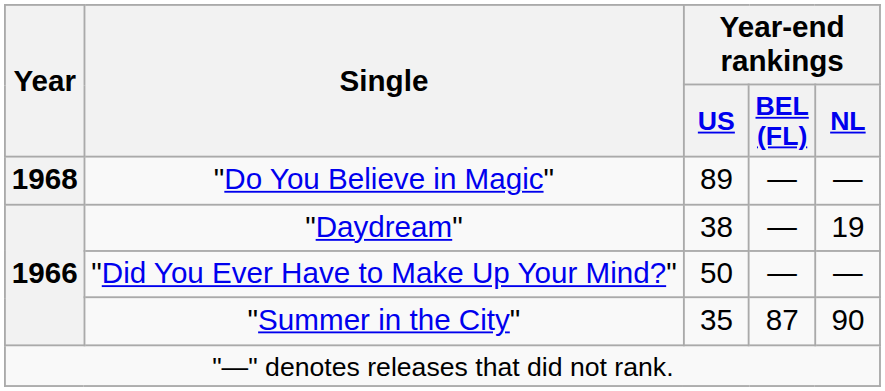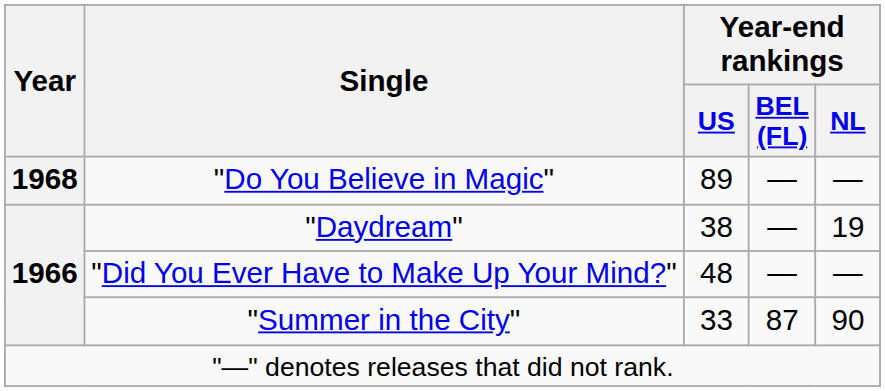(716, 273) 50 -> (716, 273) 48
(716, 320) 35 -> (716, 320) 33
